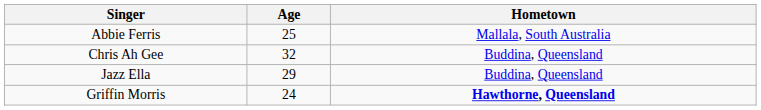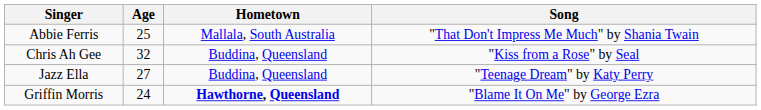+ column: (564, 14)
(289, 74) 29 -> (143, 74) 27
